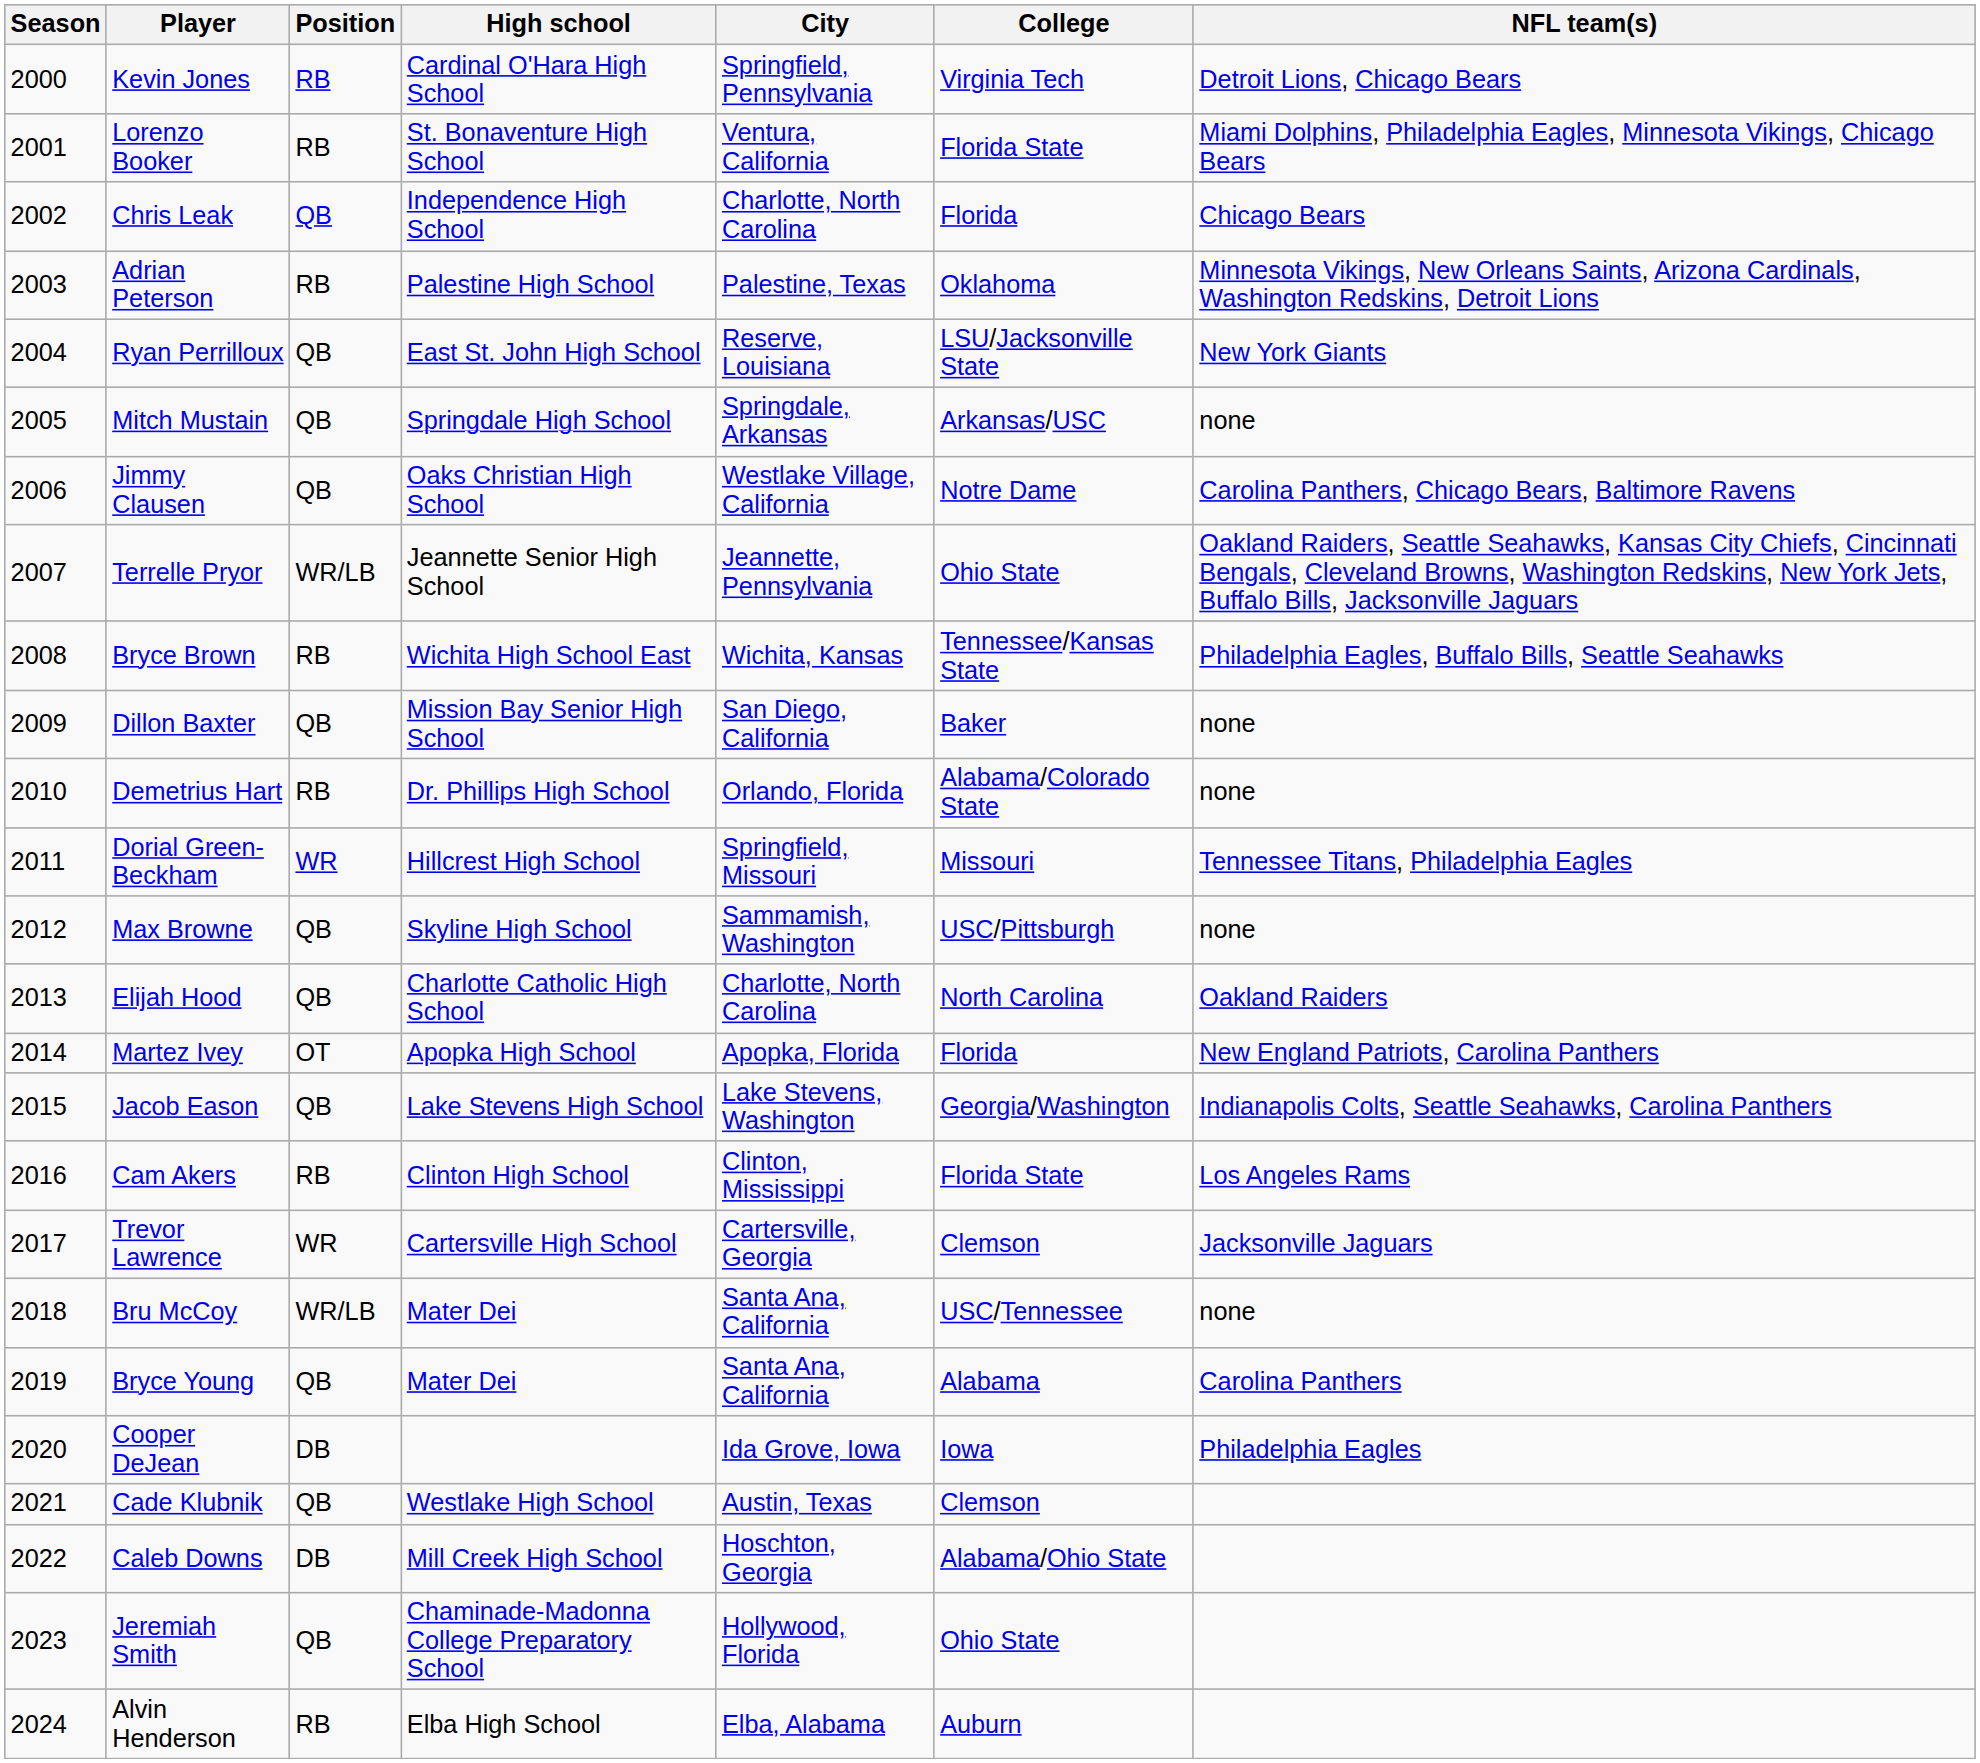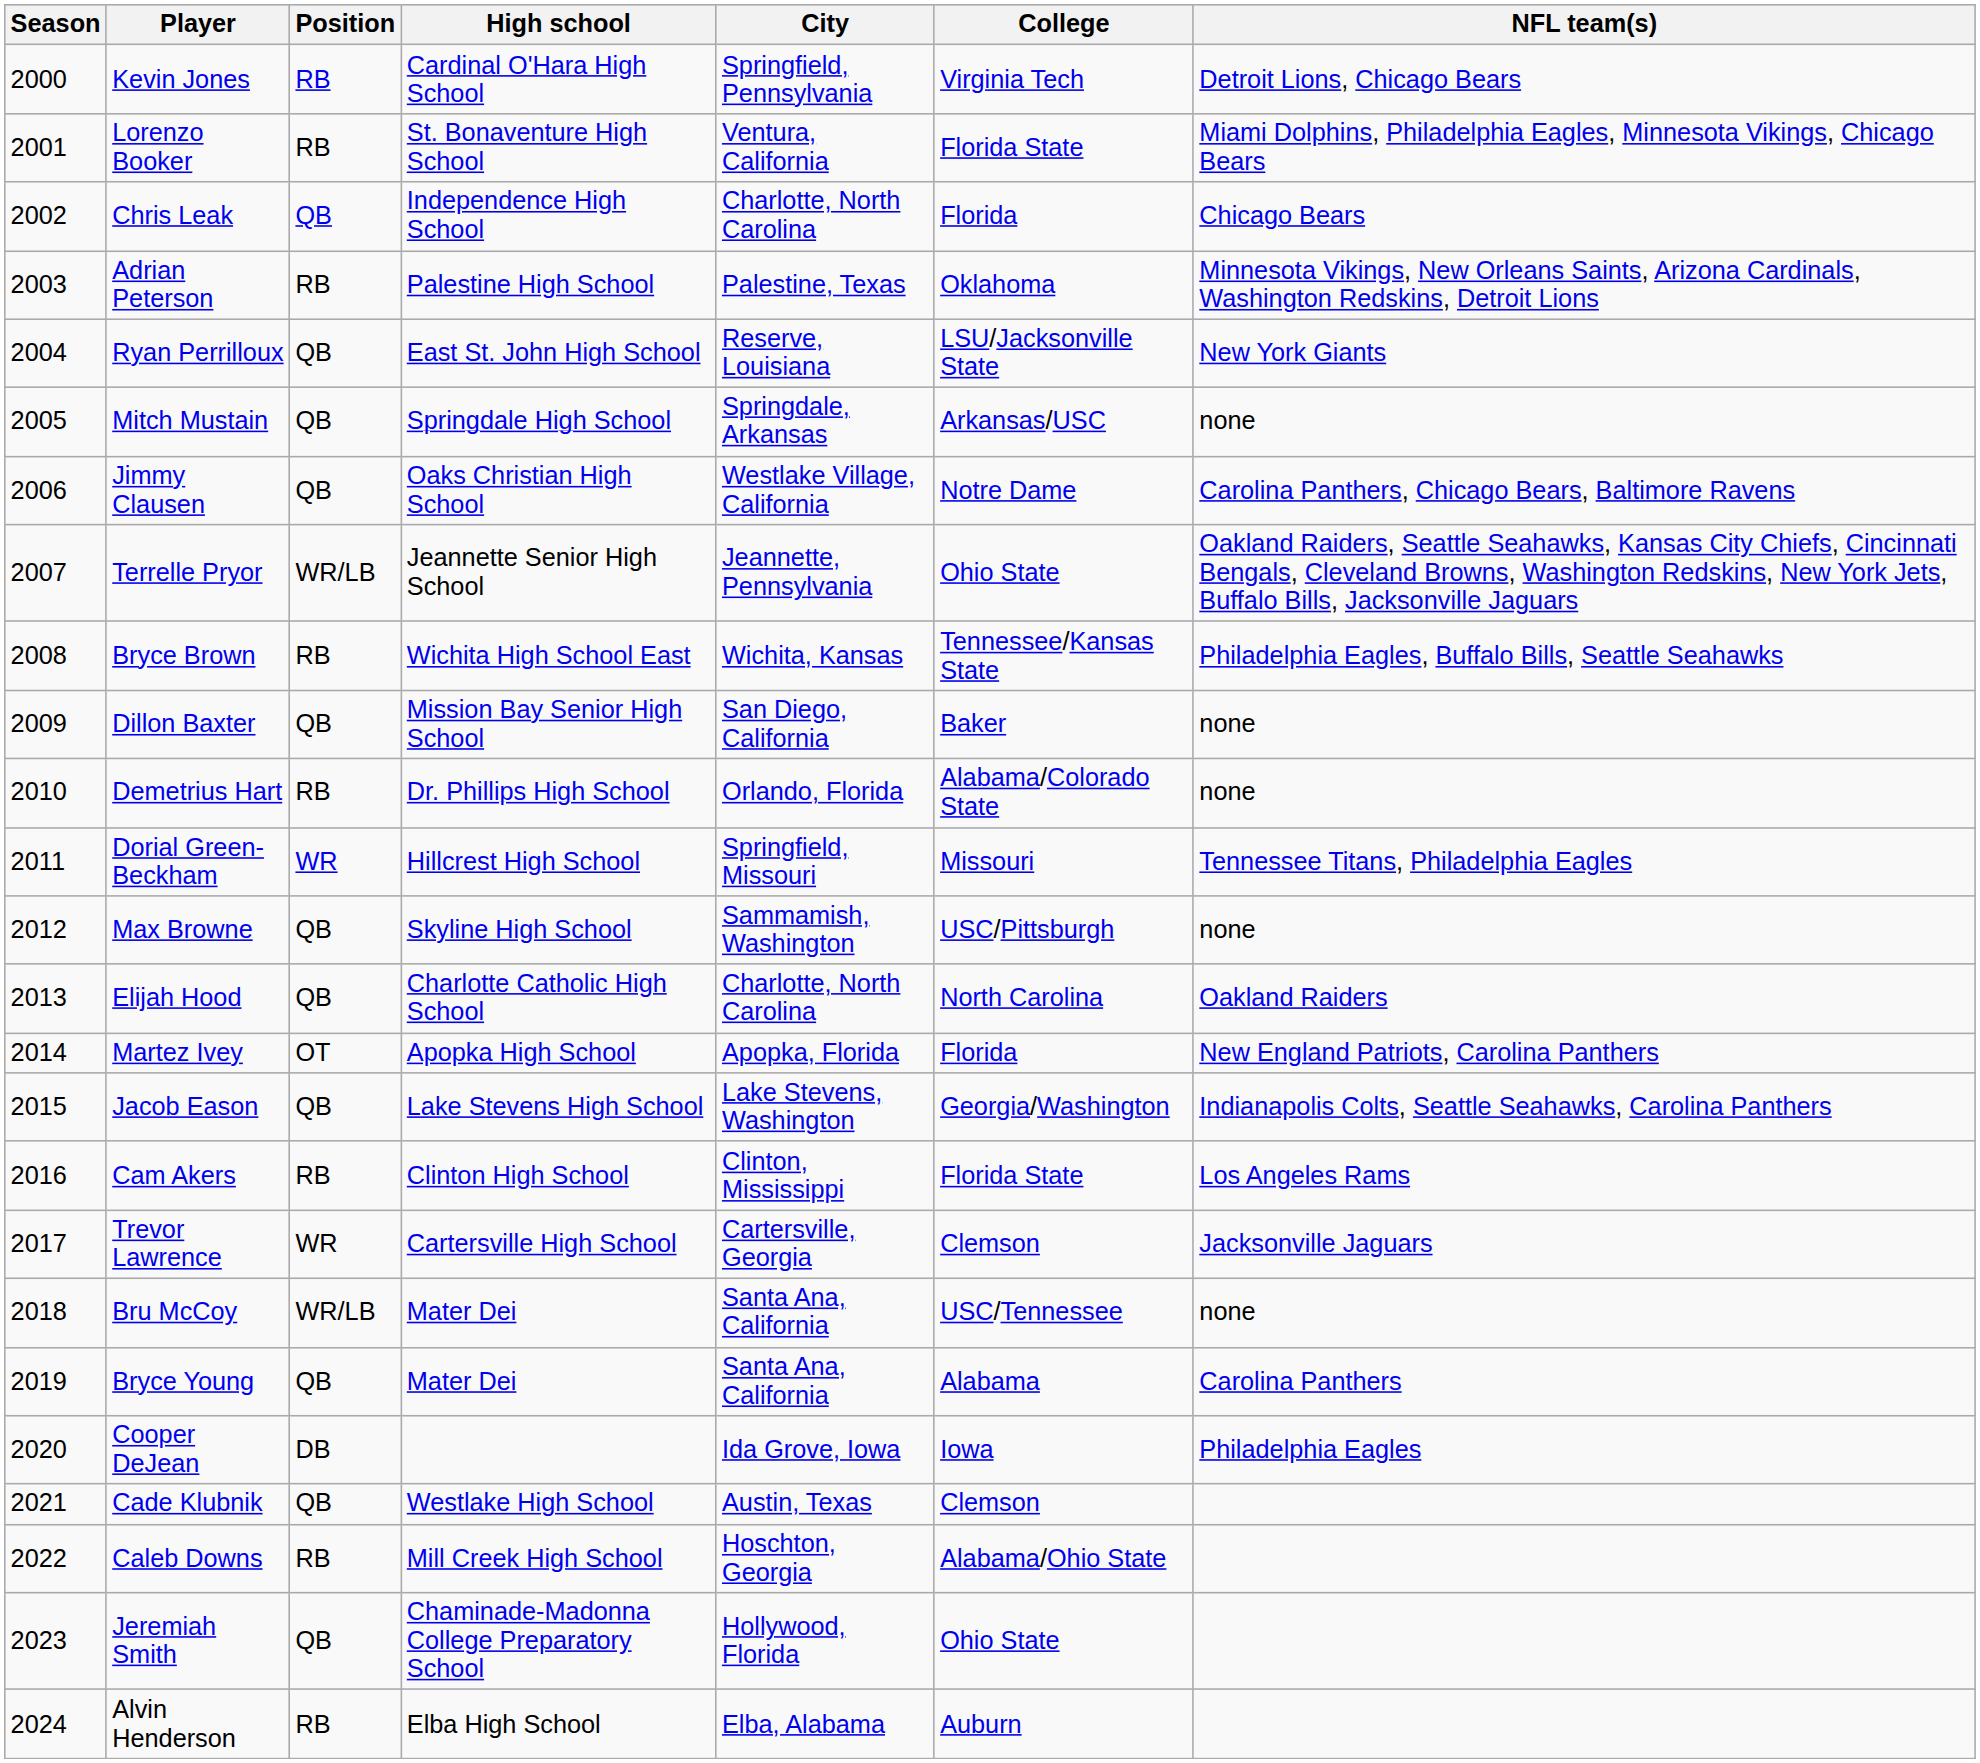(313, 1558) DB -> (313, 1558) RB
